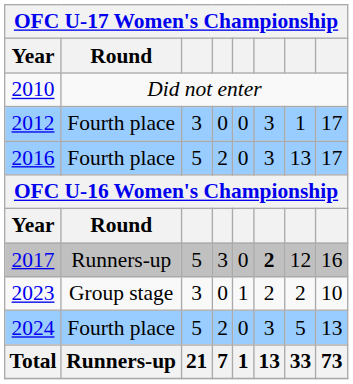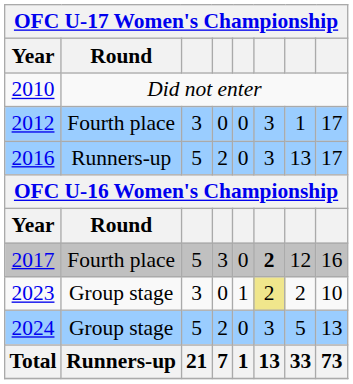(121, 157) Fourth place -> (121, 157) Runners-up
(121, 259) Runners-up -> (121, 259) Fourth place
(269, 293) no background -> (269, 293) khaki background
(121, 327) Fourth place -> (121, 327) Group stage
